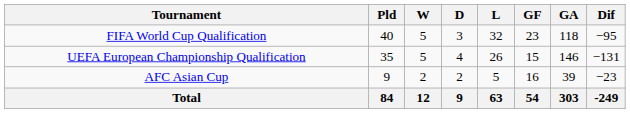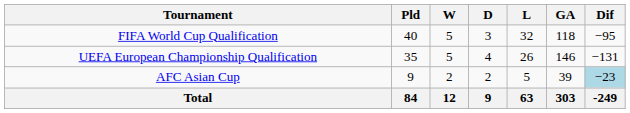- column: (532, 14)
(606, 77) no background -> (605, 77) lightblue background
